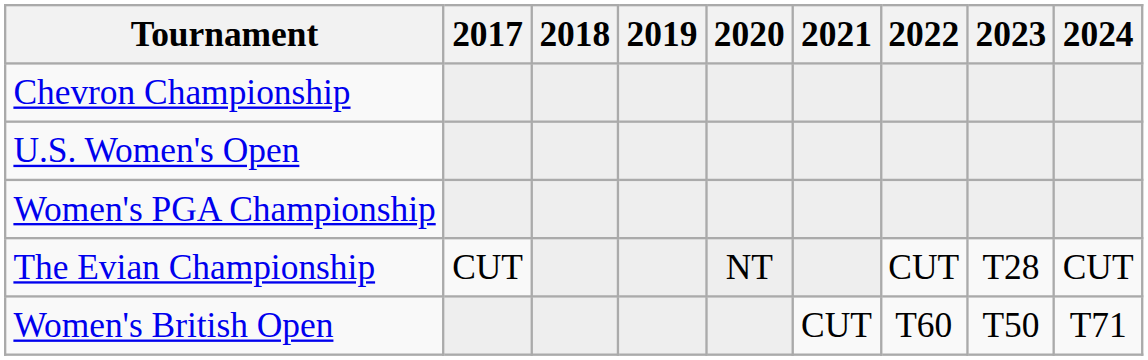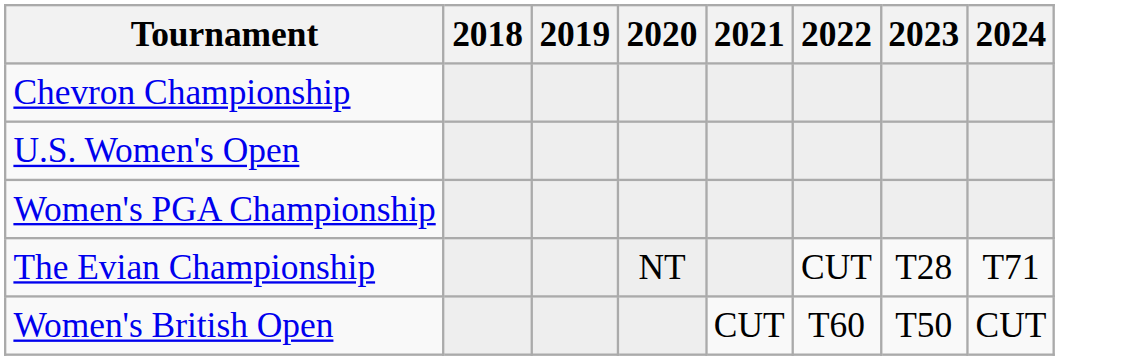- column: (488, 33)
(1098, 267) CUT -> (1011, 267) T71
(1098, 325) T71 -> (1011, 325) CUT
